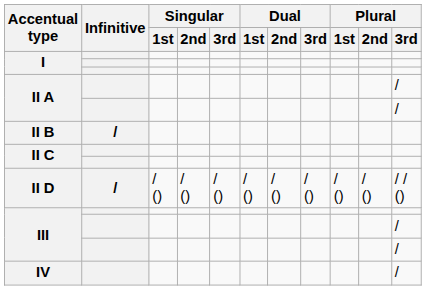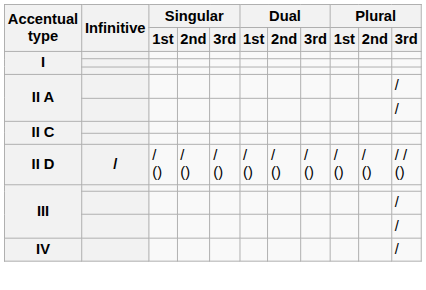- row: (43, 132)
